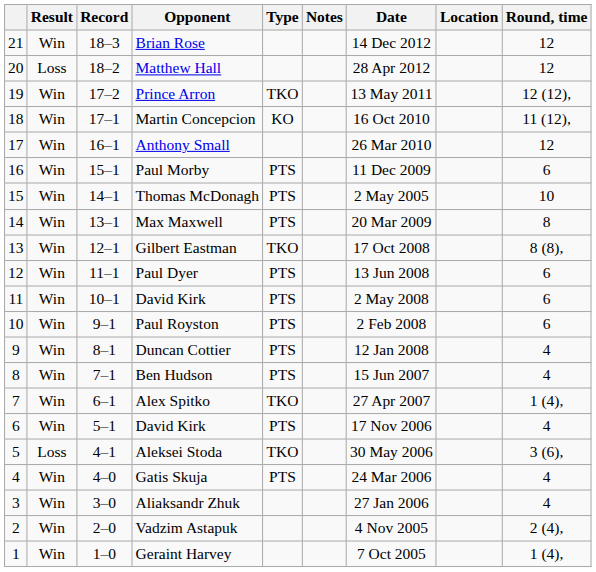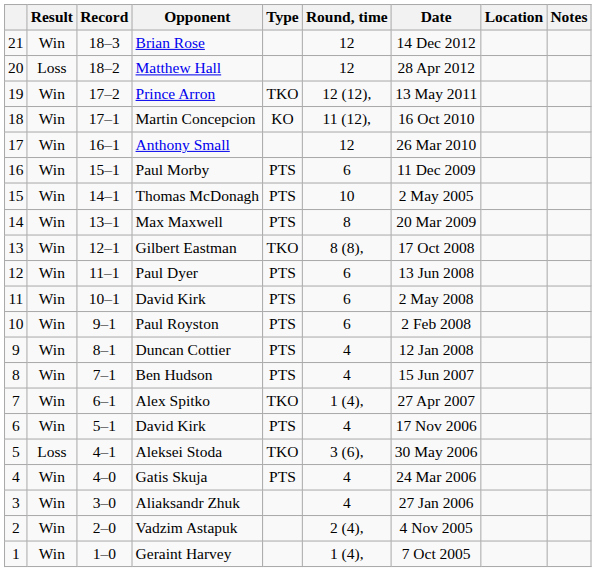columns swapped: (547, 17) <-> (324, 17)
